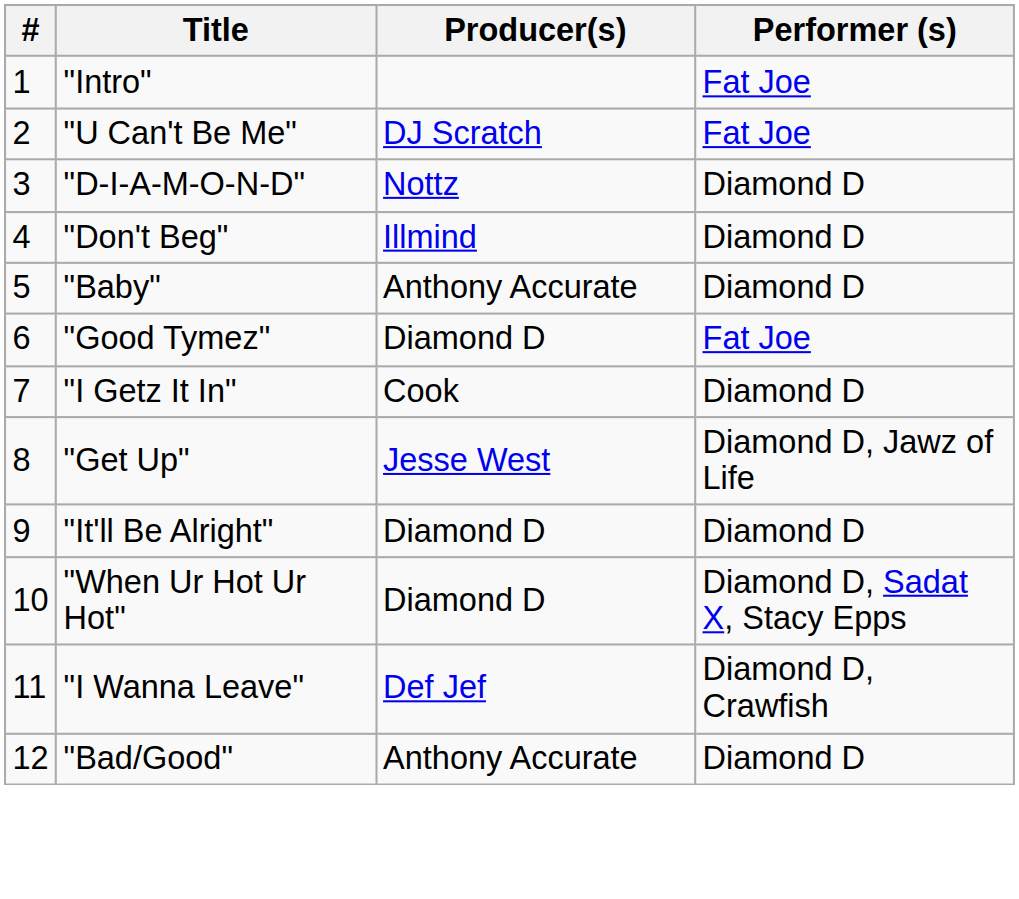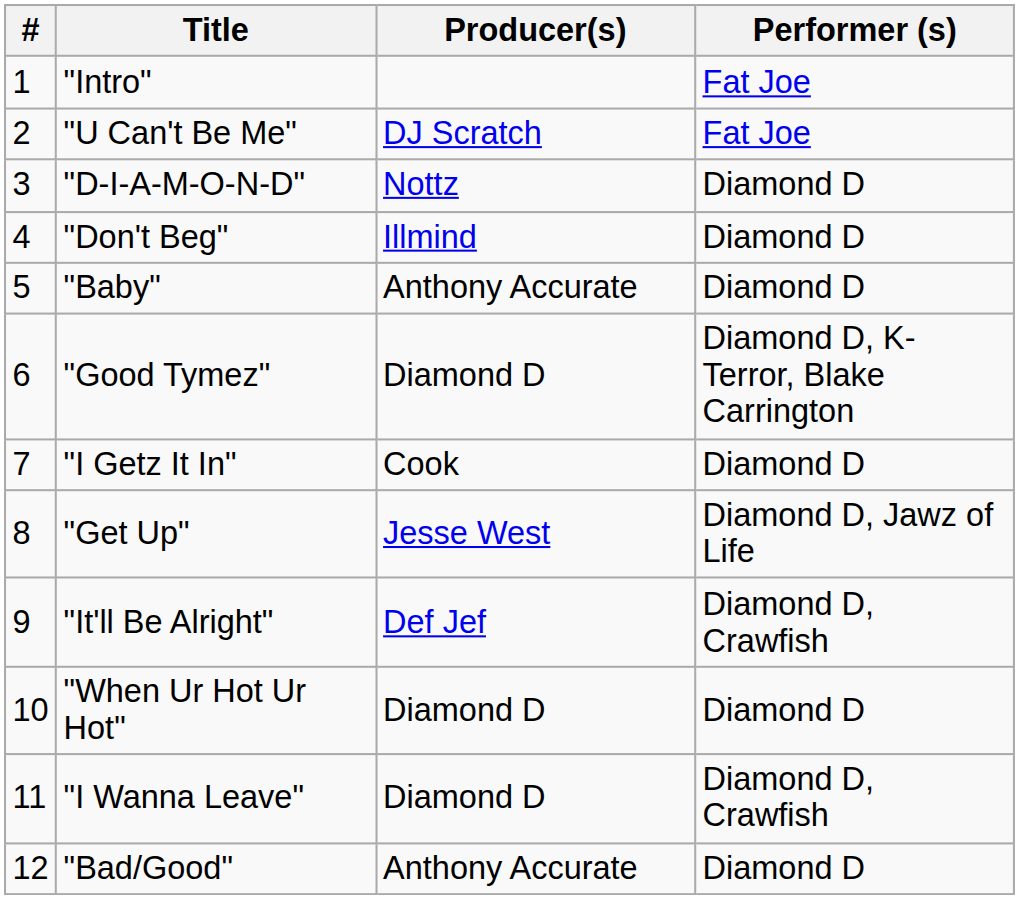(757, 339) Fat Joe -> (809, 375) Diamond D, K-Terror, Blake Carrington
(464, 530) Diamond D -> (435, 621) Def Jef
(784, 530) Diamond D -> (788, 621) Diamond D, Crawfish
(835, 600) Diamond D, Sadat X, Stacy Epps -> (784, 709) Diamond D
(435, 688) Def Jef -> (464, 797) Diamond D
